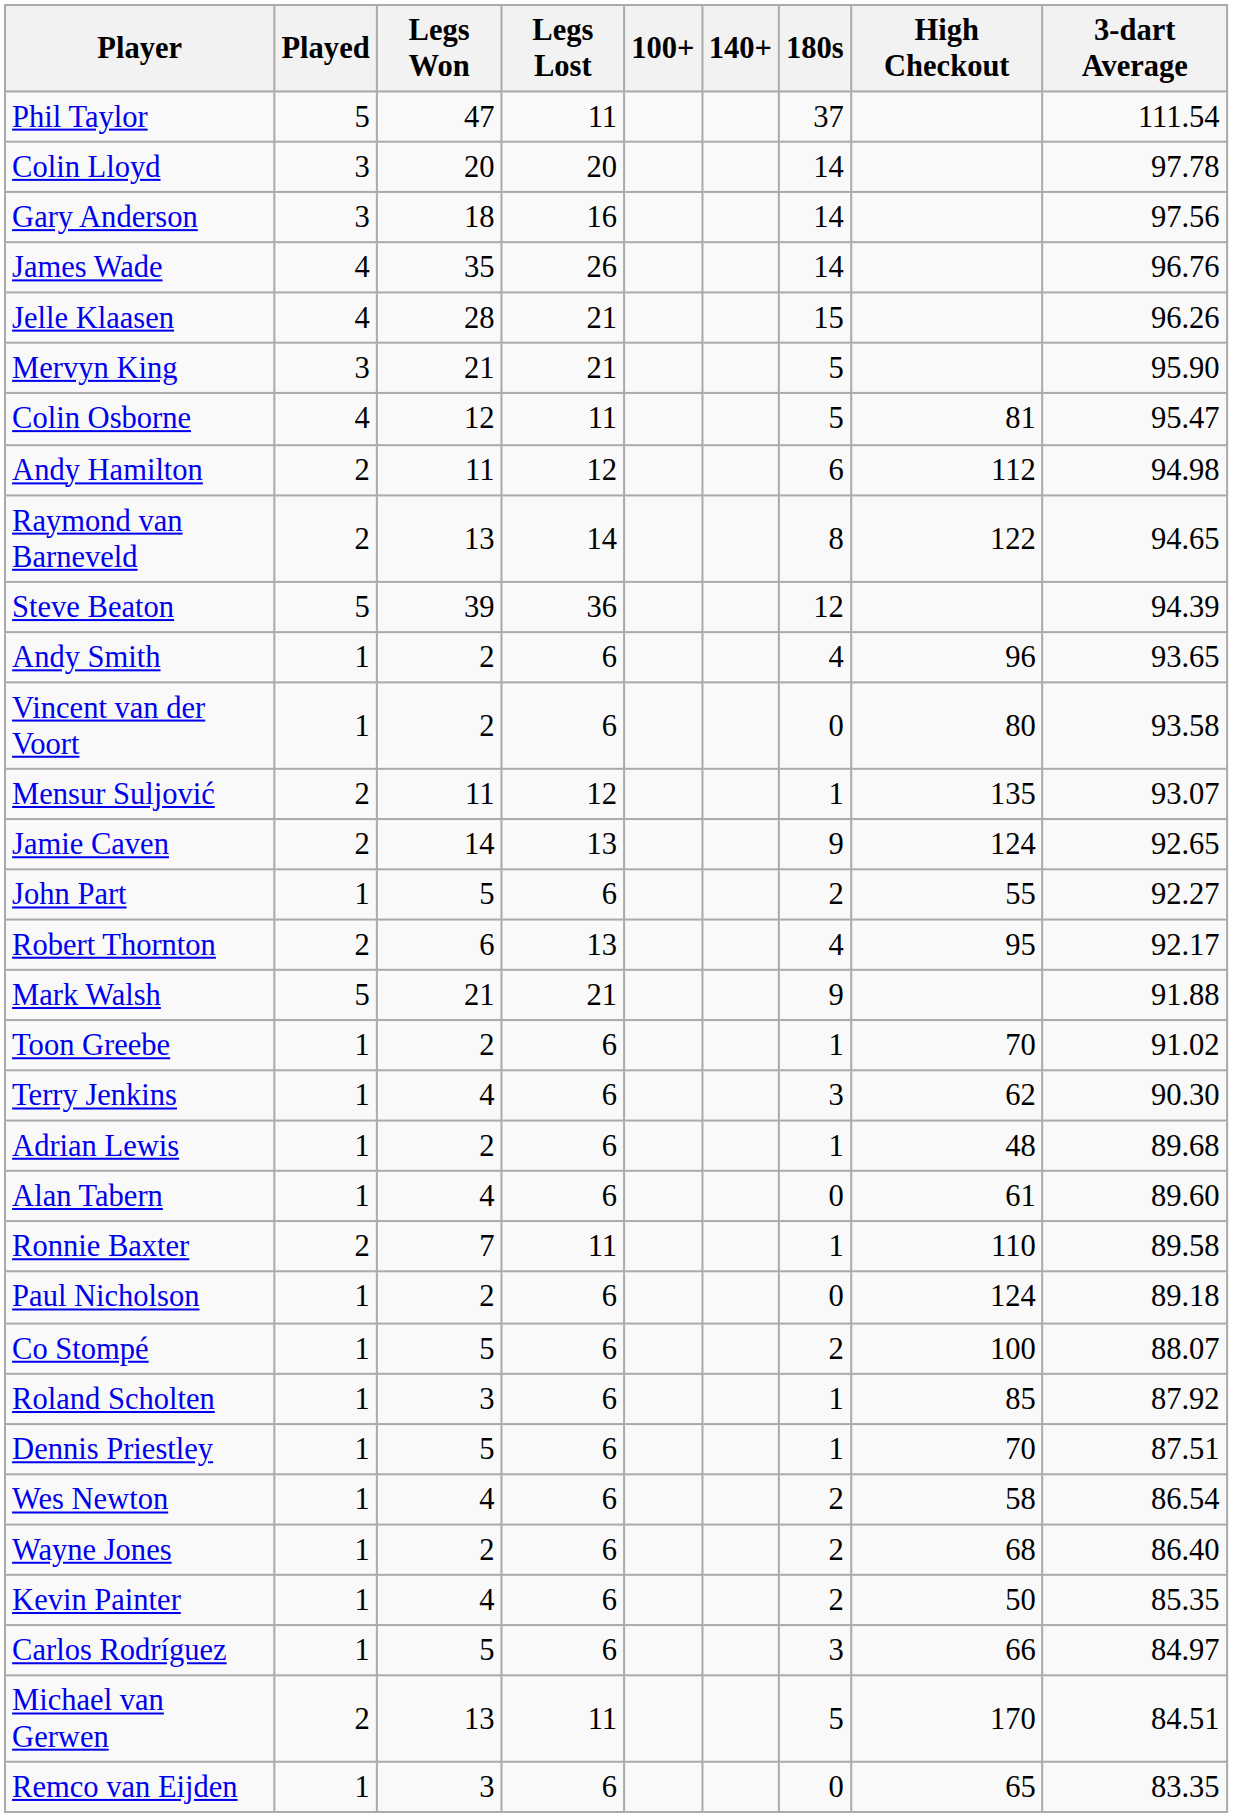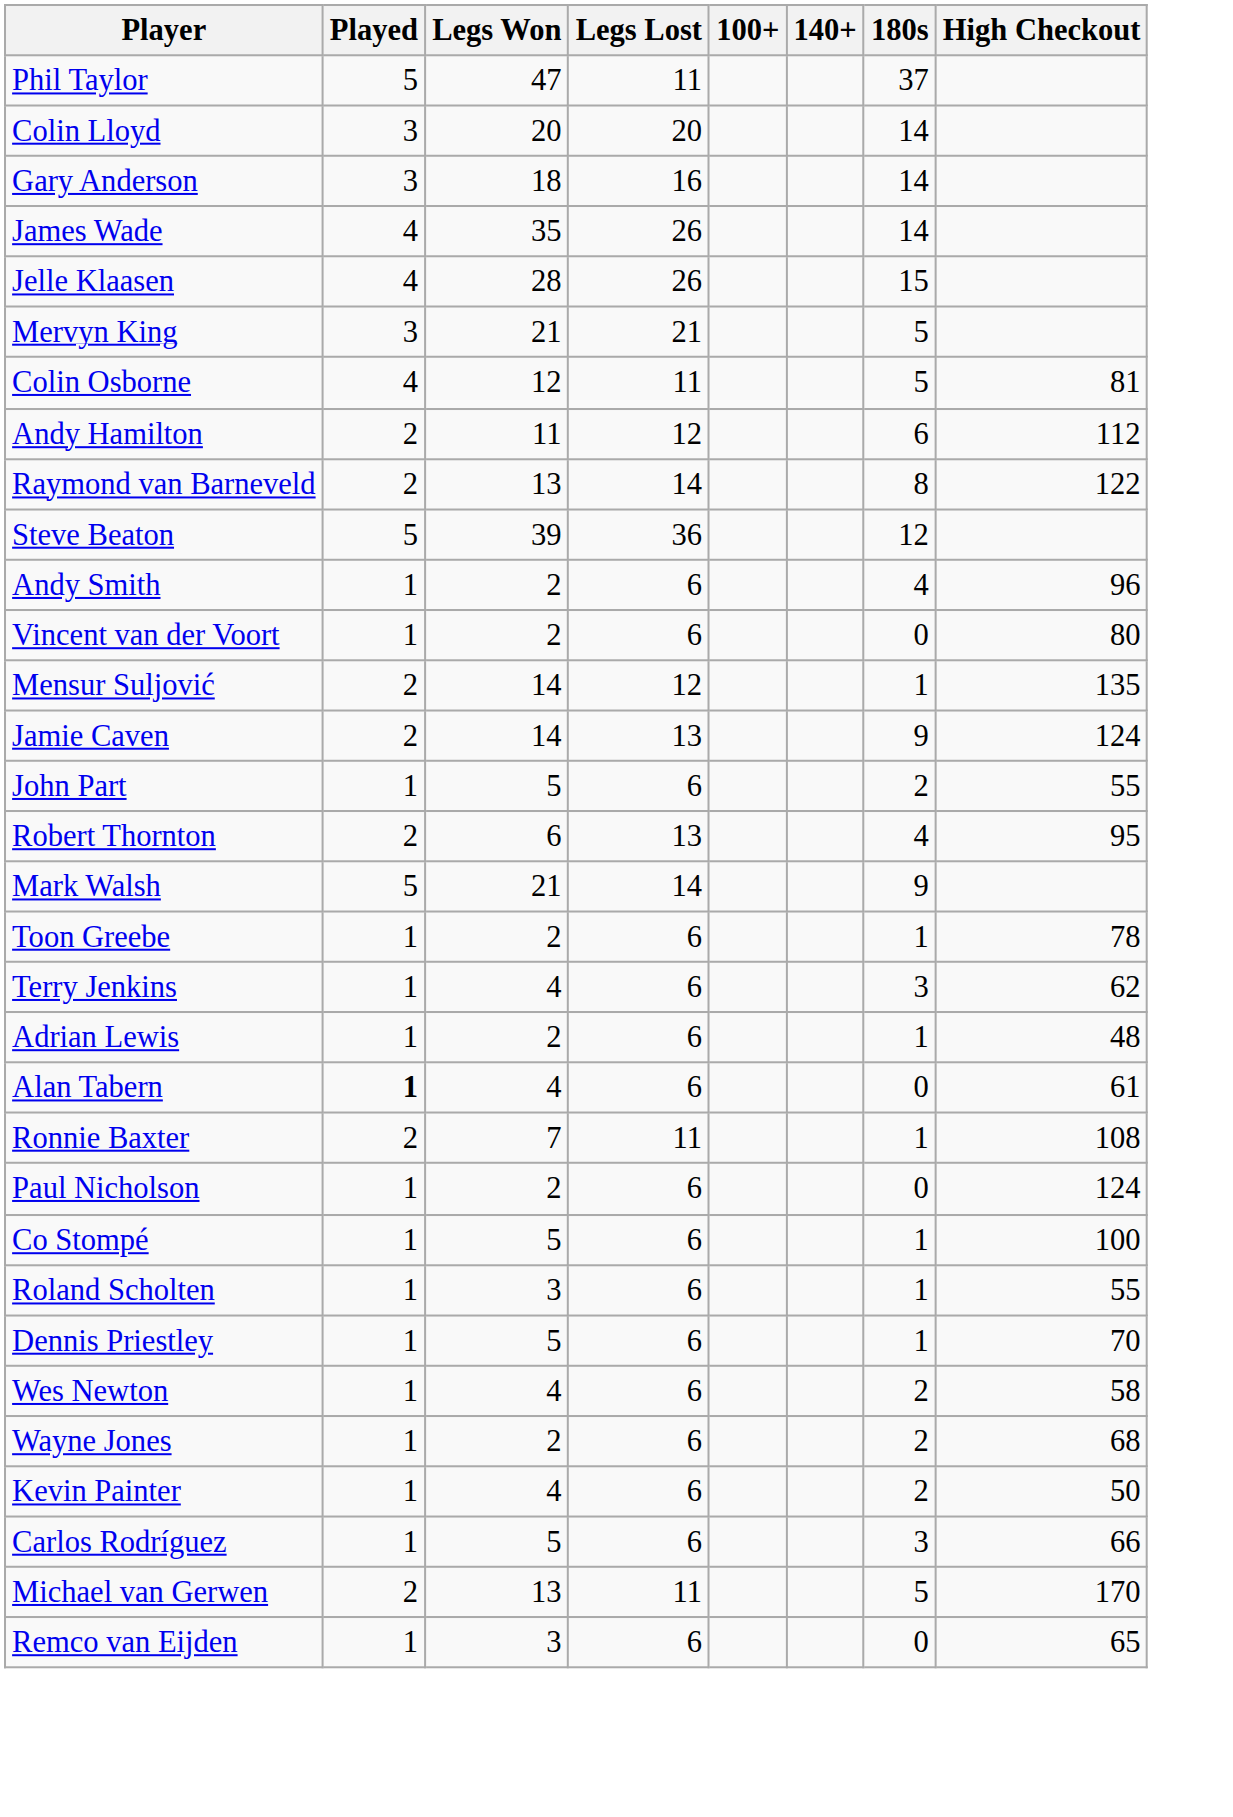- column: (1135, 47)
(602, 317) 21 -> (687, 281) 26
(480, 793) 11 -> (546, 684) 14
(602, 994) 21 -> (687, 886) 14
(1020, 1045) 70 -> (1125, 936) 78
(362, 1196) normal -> (410, 1087) bold
(1013, 1246) 110 -> (1118, 1138) 108
(836, 1347) 2 -> (921, 1238) 1
(1020, 1397) 85 -> (1125, 1289) 55
